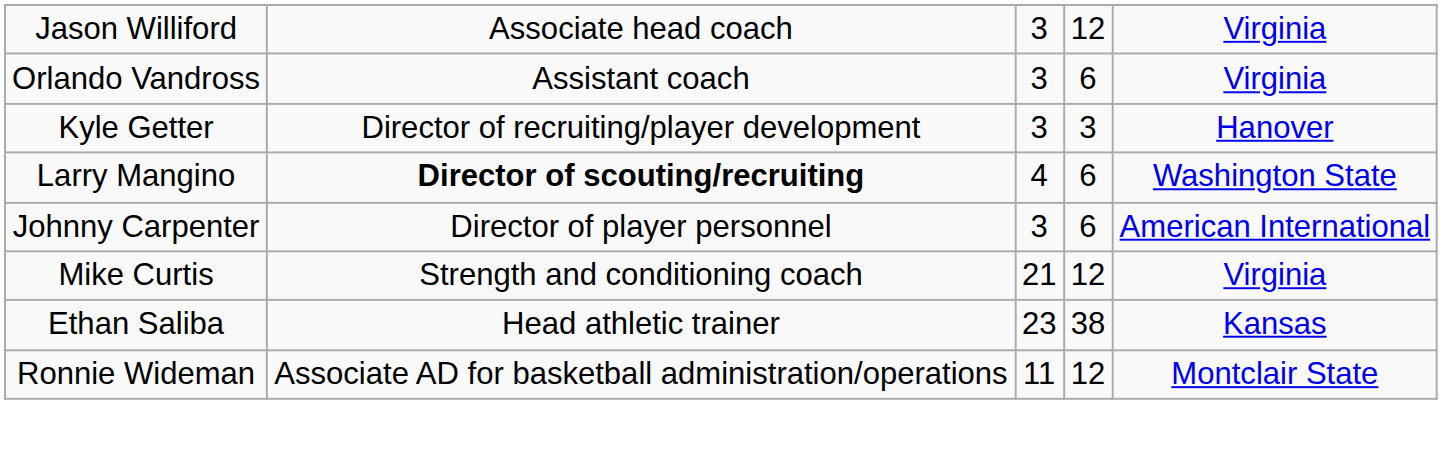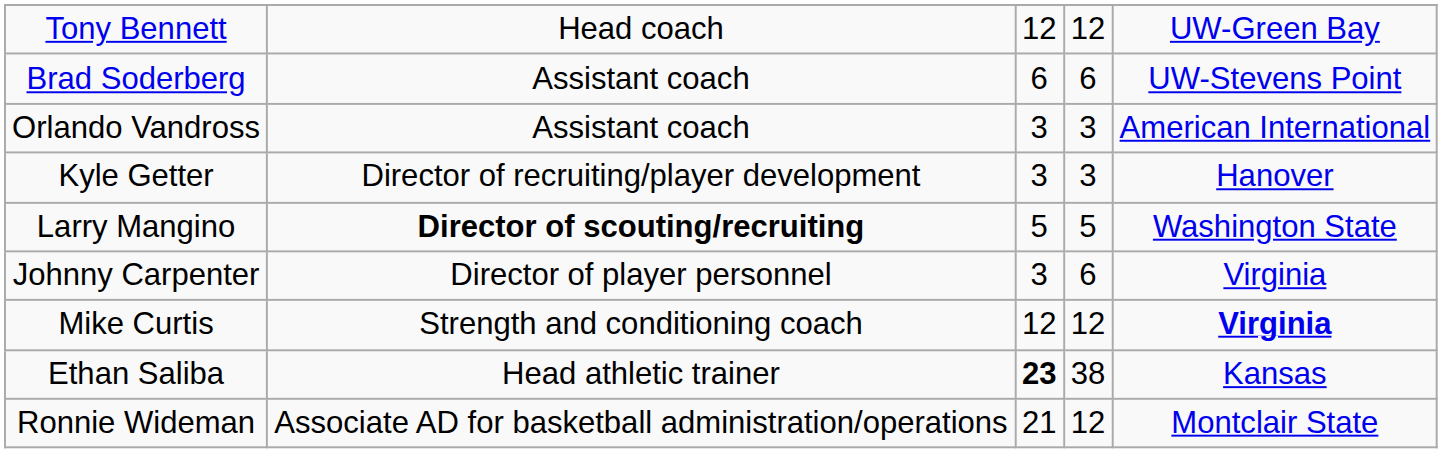+ row: (136, 29)
- row: (136, 29)
+ row: (136, 78)
(1088, 78) 6 -> (1088, 127) 3
(1275, 78) Virginia -> (1275, 127) American International
(1039, 176) 4 -> (1039, 226) 5
(1088, 176) 6 -> (1088, 226) 5
(1275, 226) American International -> (1275, 275) Virginia
(1039, 275) 21 -> (1039, 324) 12
(1275, 275) normal -> (1275, 324) bold
(1039, 324) normal -> (1039, 373) bold
(1039, 373) 11 -> (1039, 422) 21
